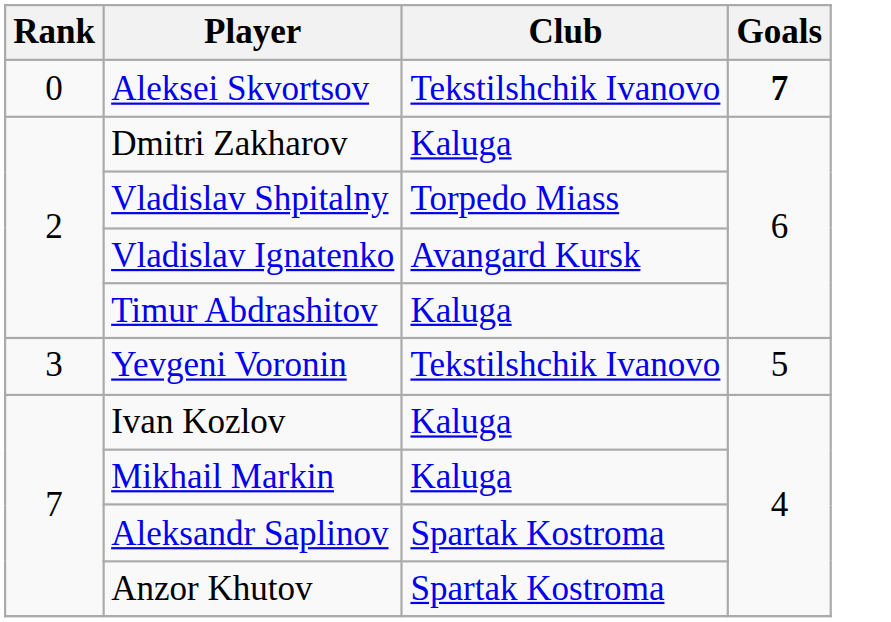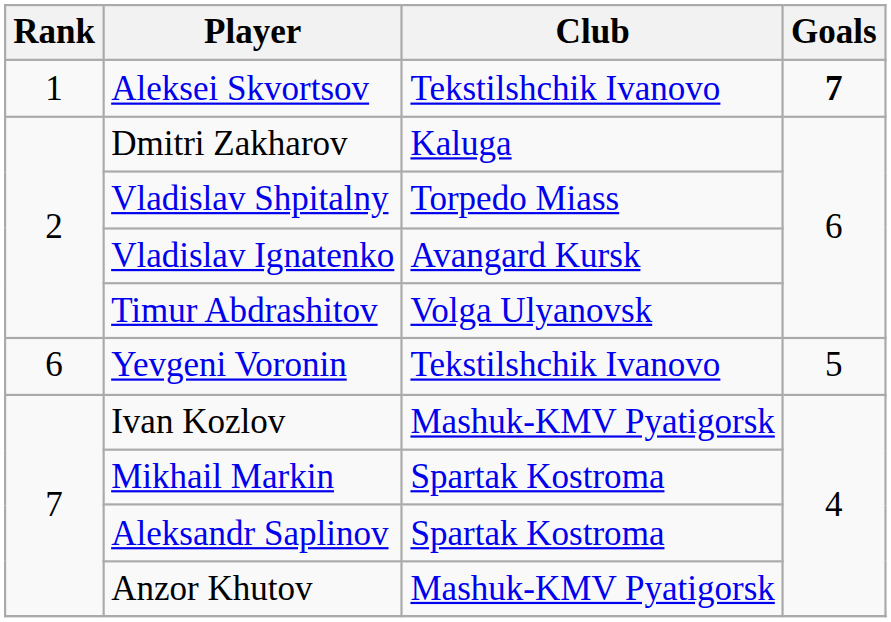(54, 87) 0 -> (54, 87) 1
(461, 310) Kaluga -> (531, 310) Volga Ulyanovsk
(54, 365) 3 -> (54, 365) 6
(461, 421) Kaluga -> (593, 421) Mashuk-KMV Pyatigorsk
(461, 476) Kaluga -> (537, 476) Spartak Kostroma
(537, 587) Spartak Kostroma -> (593, 587) Mashuk-KMV Pyatigorsk
